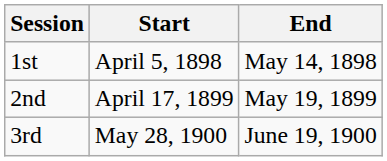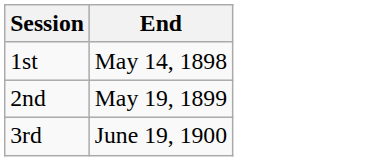- column: (164, 23)
